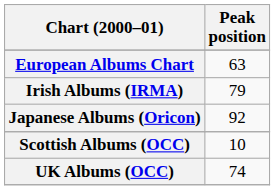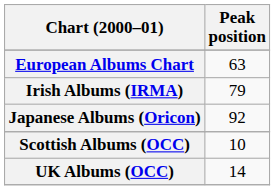(237, 171) 74 -> (237, 171) 14
